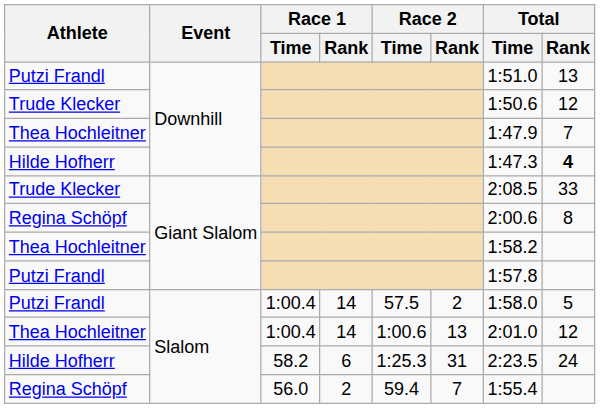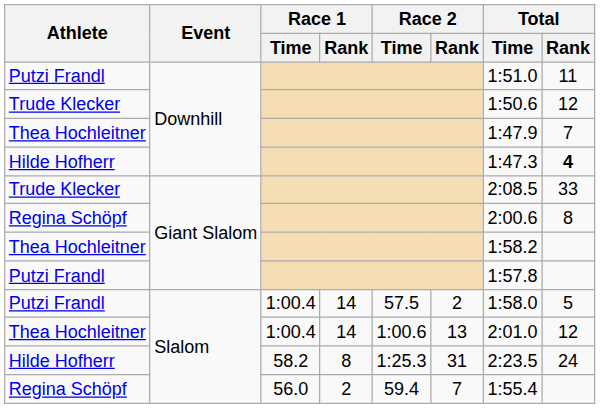(568, 76) 13 -> (568, 76) 11
(346, 360) 6 -> (346, 360) 8
